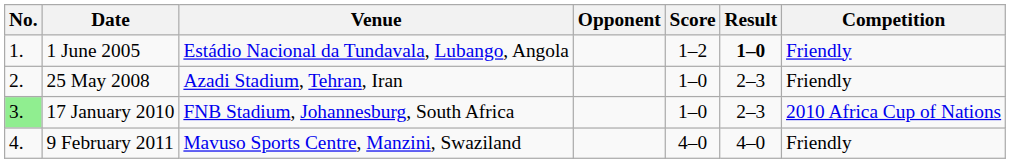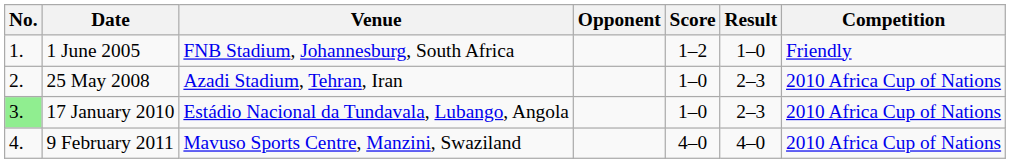(376, 50) Estádio Nacional da Tundavala, Lubango, Angola -> (349, 50) FNB Stadium, Johannesburg, South Africa
(751, 50) bold -> (751, 50) normal
(819, 81) Friendly -> (894, 81) 2010 Africa Cup of Nations
(349, 111) FNB Stadium, Johannesburg, South Africa -> (376, 111) Estádio Nacional da Tundavala, Lubango, Angola
(819, 142) Friendly -> (894, 142) 2010 Africa Cup of Nations
